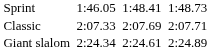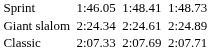rows swapped: (22, 25) <-> (37, 43)
